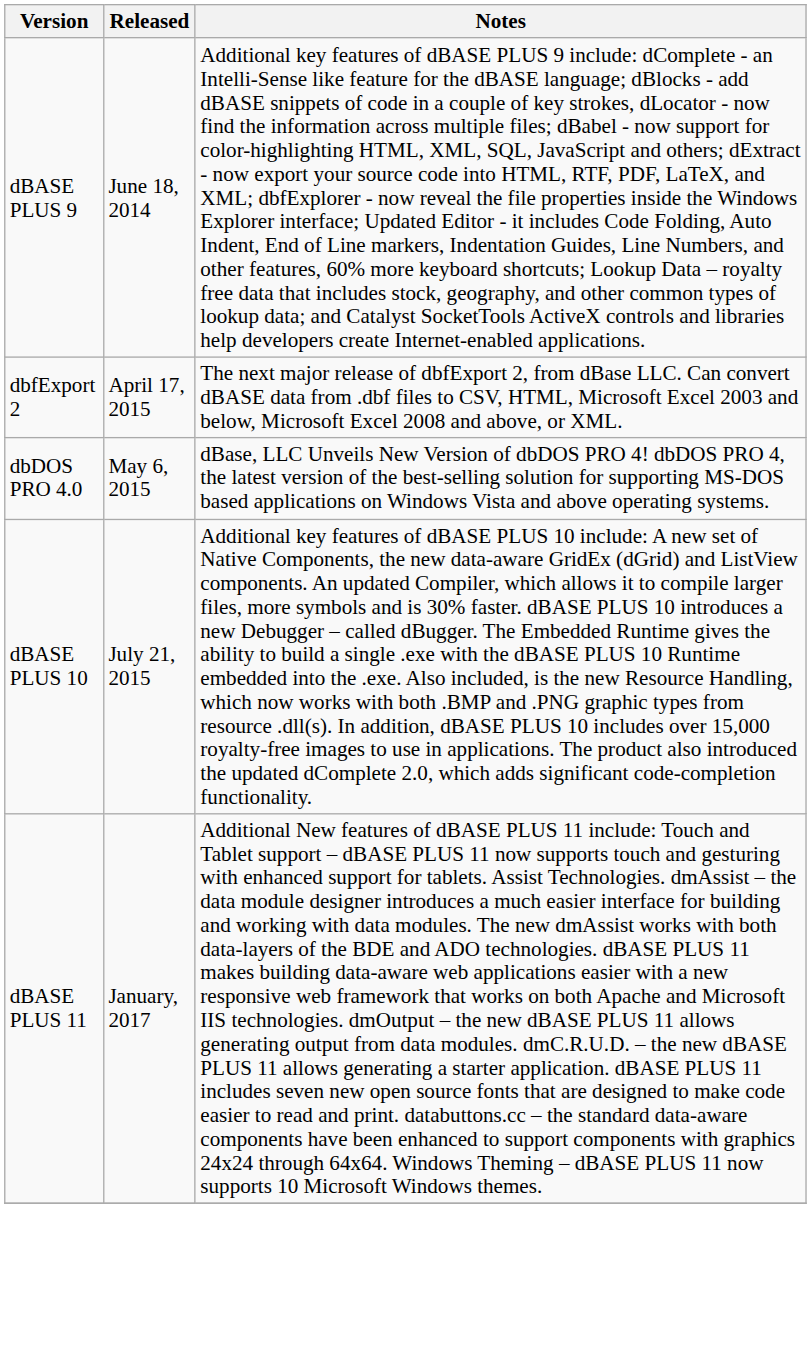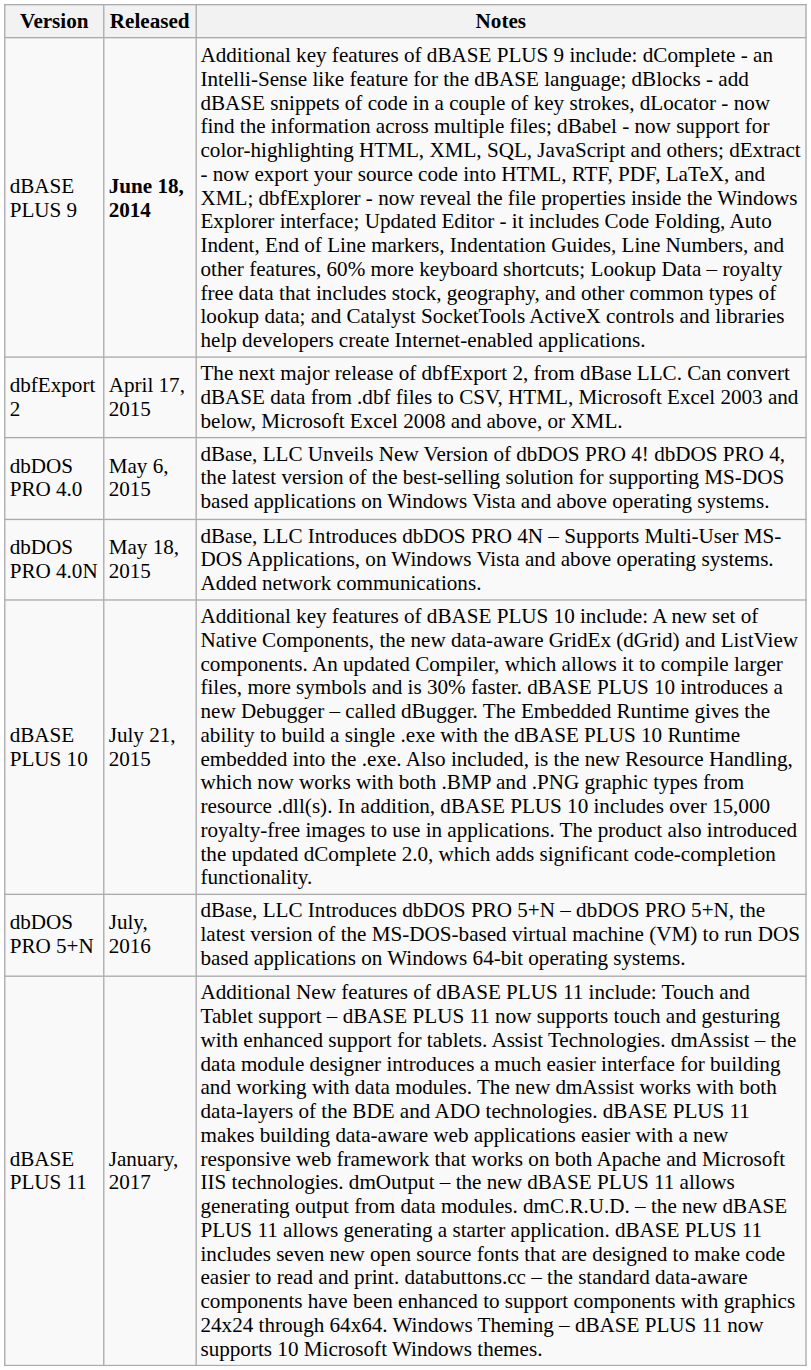(144, 197) normal -> (146, 197) bold
+ row: (54, 559)
+ row: (52, 935)
